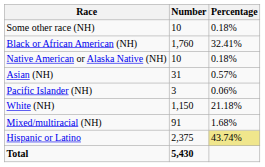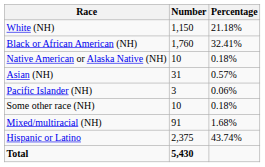rows swapped: (30, 106) <-> (51, 28)
(226, 138) khaki background -> (226, 138) no background
